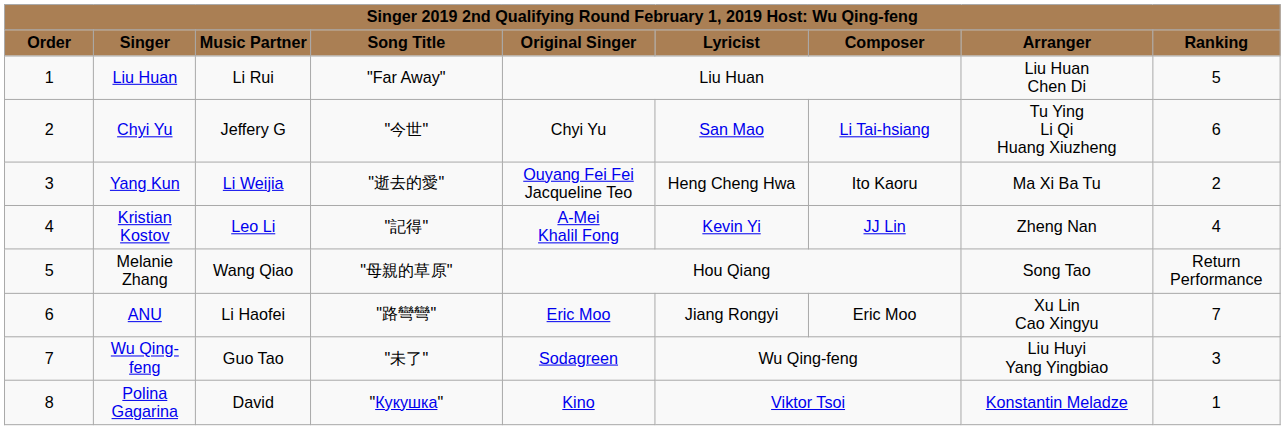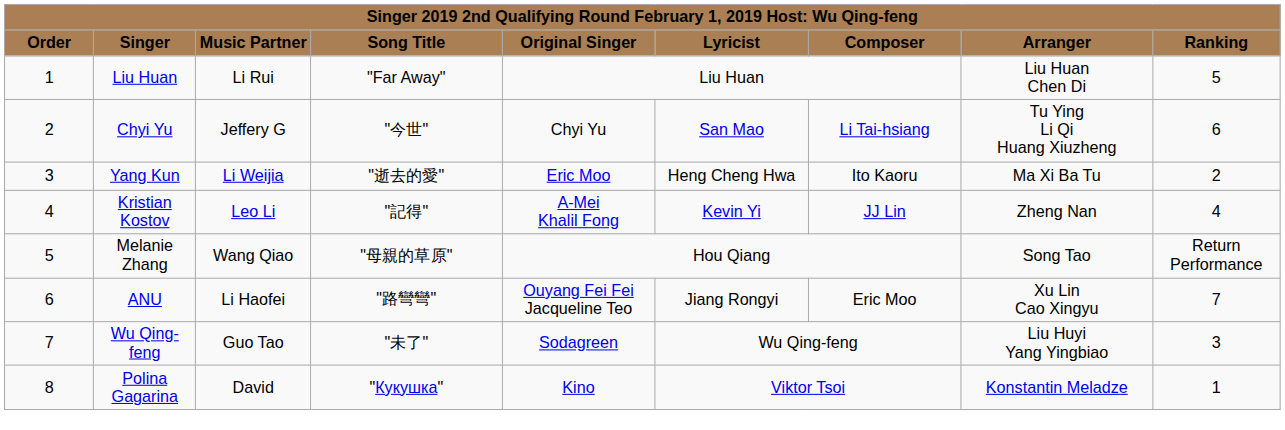(578, 183) Ouyang Fei Fei Jacqueline Teo -> (578, 175) Eric Moo
(578, 314) Eric Moo -> (578, 299) Ouyang Fei Fei Jacqueline Teo
